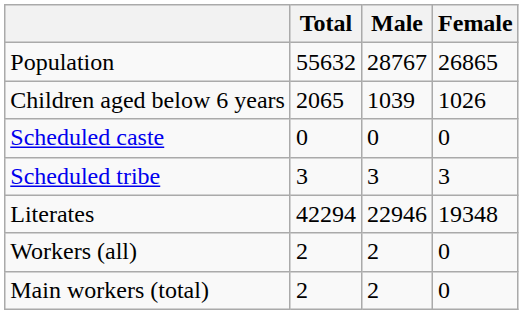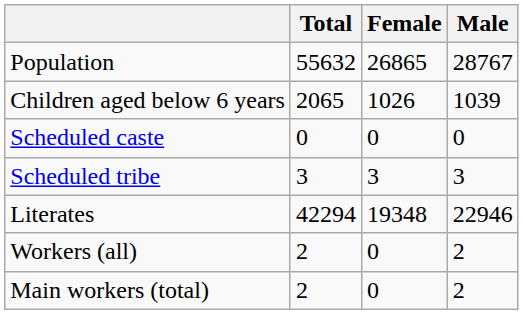columns swapped: (397, 23) <-> (475, 23)
